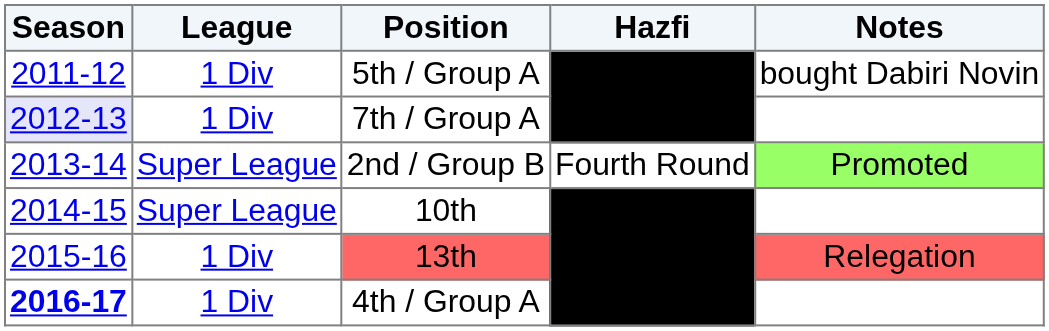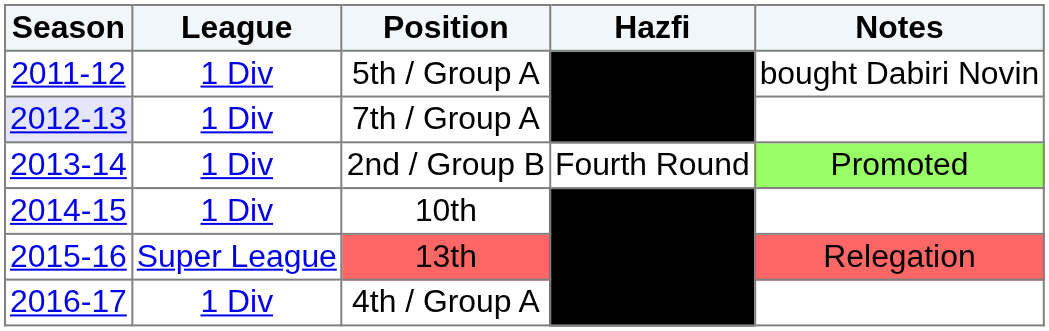(237, 164) Super League -> (237, 164) 1 Div
(237, 210) Super League -> (237, 210) 1 Div
(237, 256) 1 Div -> (237, 256) Super League
(68, 302) bold -> (68, 302) normal
